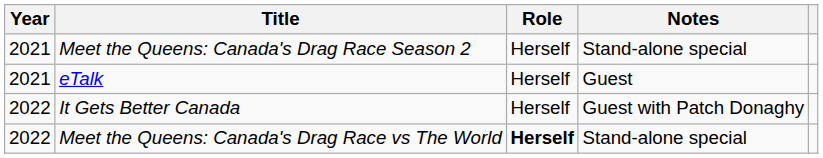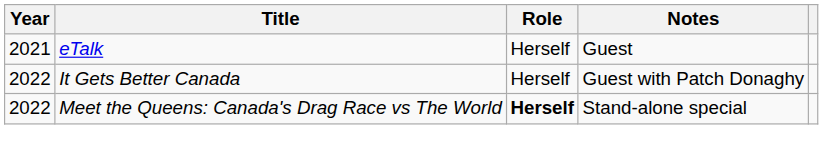- row: (265, 49)
